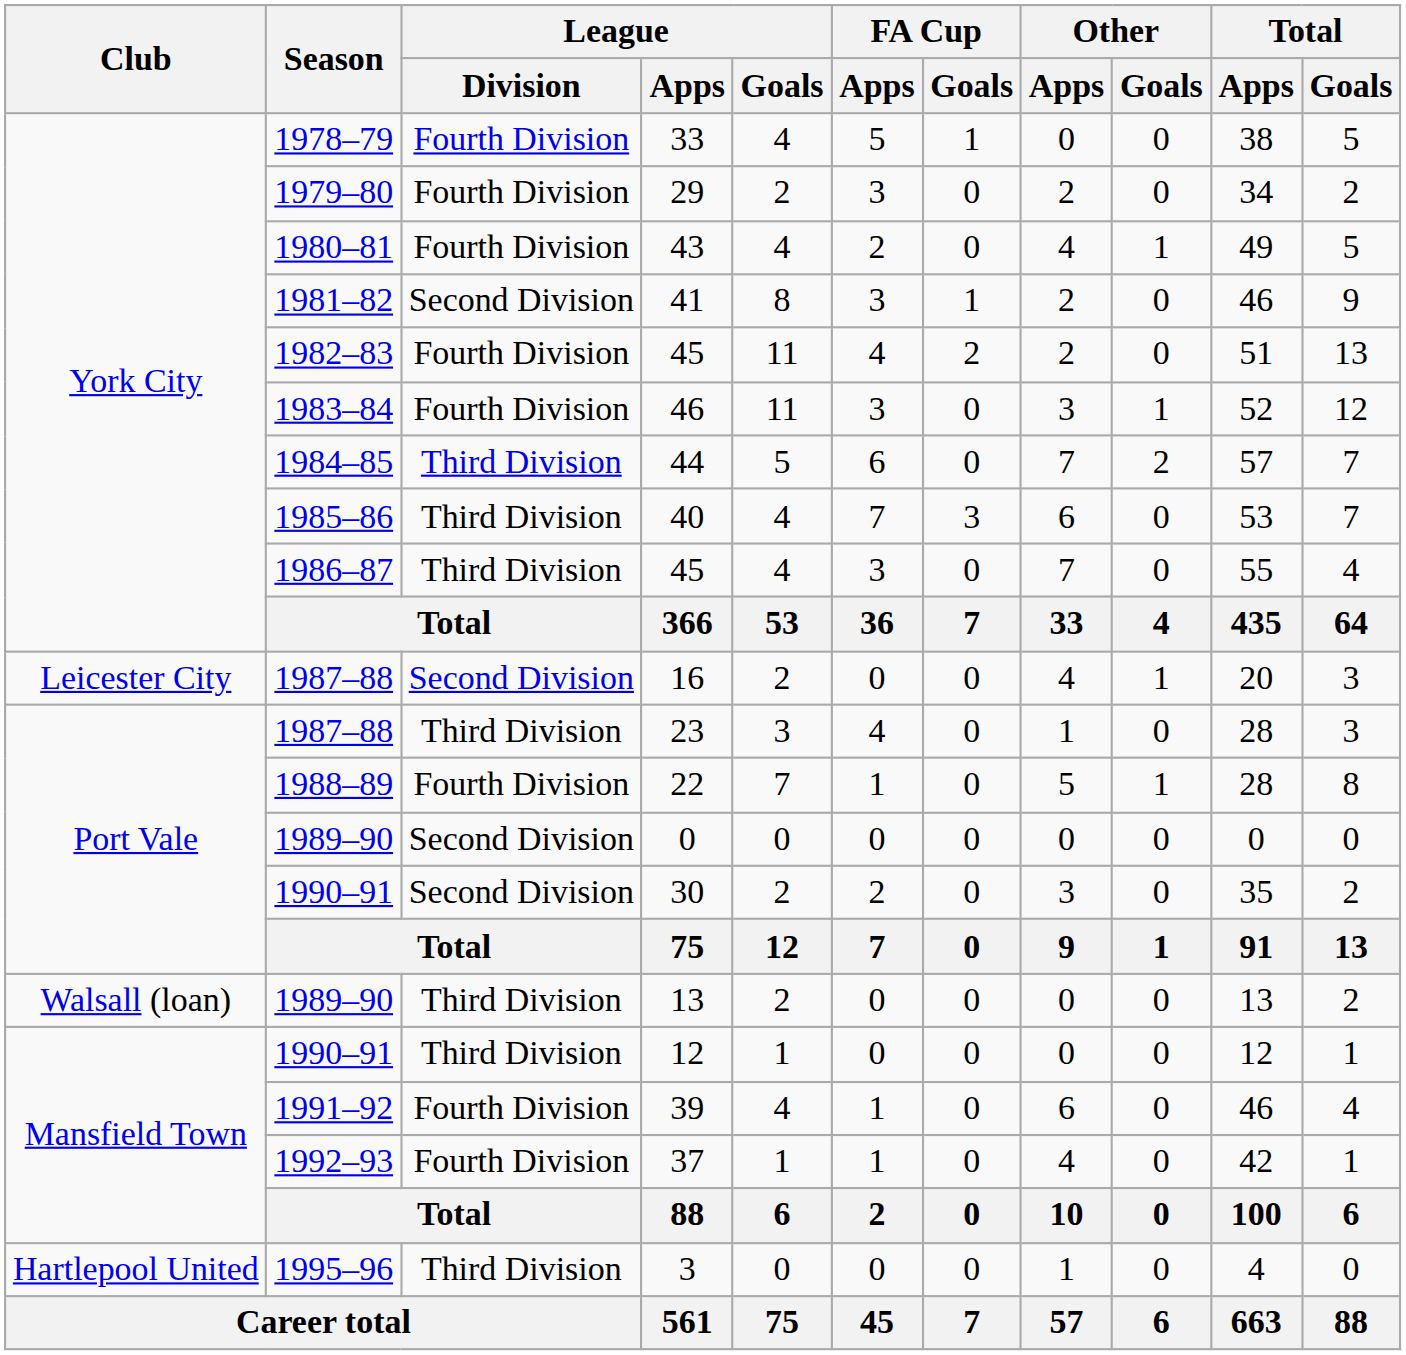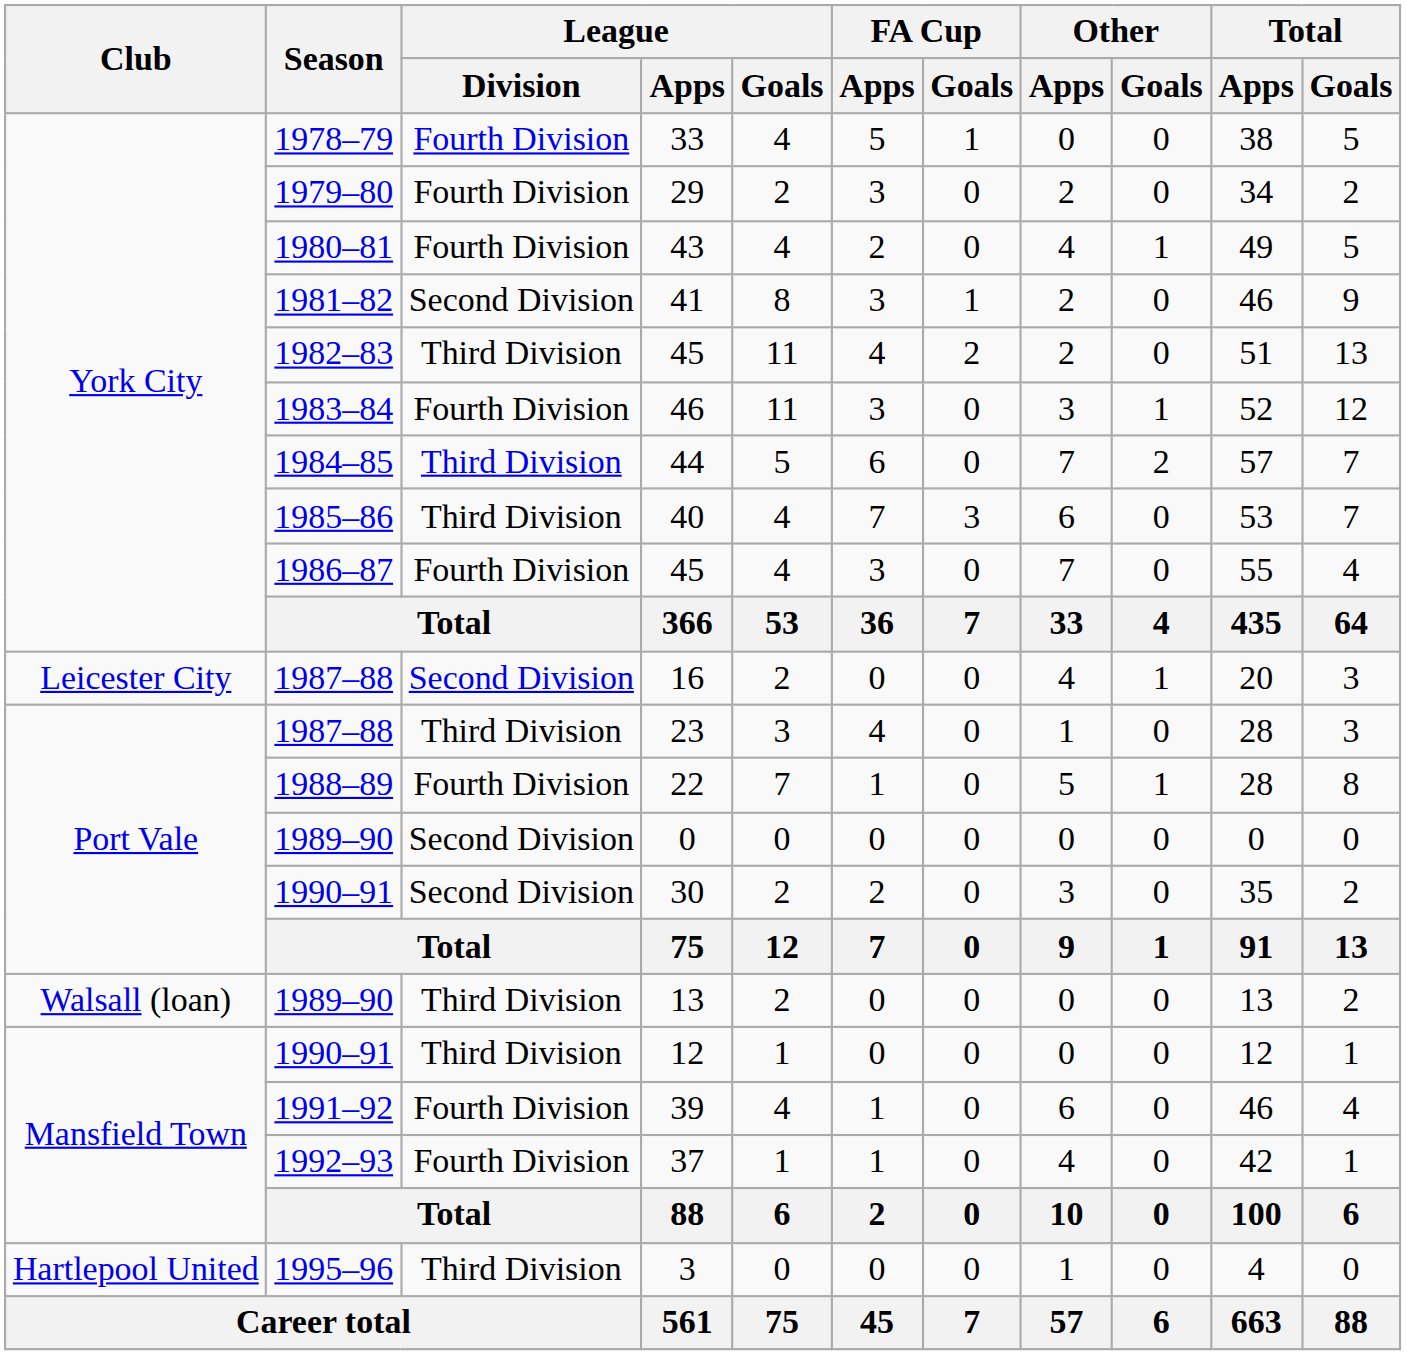(521, 354) Fourth Division -> (521, 354) Third Division
(521, 569) Third Division -> (521, 569) Fourth Division
